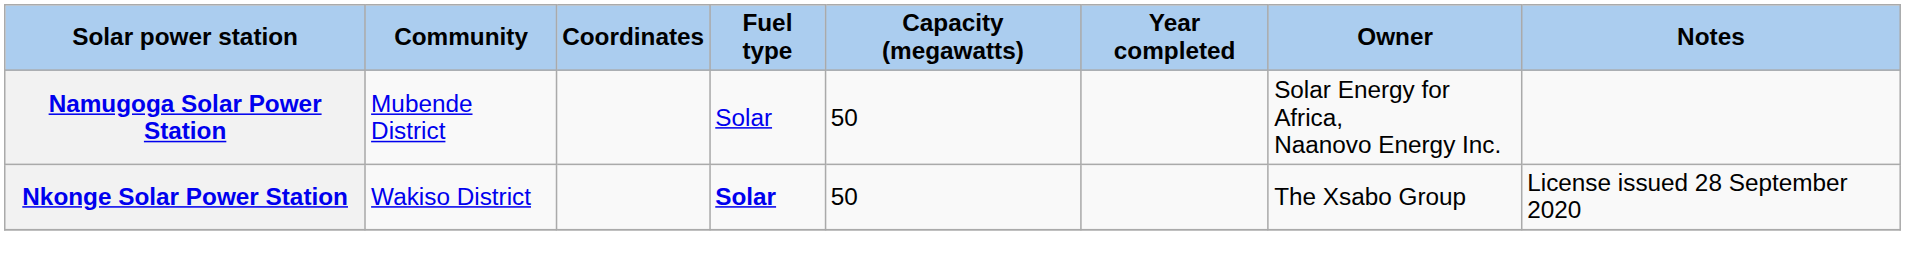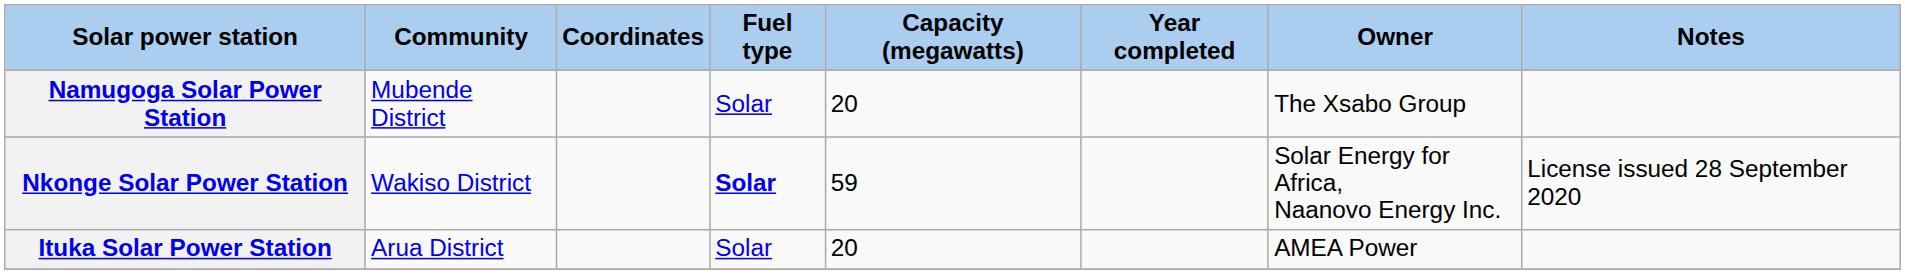(844, 117) 50 -> (844, 103) 20
(1388, 117) Solar Energy for Africa, Naanovo Energy Inc. -> (1370, 103) The Xsabo Group
(844, 196) 50 -> (844, 183) 59
(1370, 196) The Xsabo Group -> (1388, 183) Solar Energy for Africa, Naanovo Energy Inc.
+ row: (185, 248)
